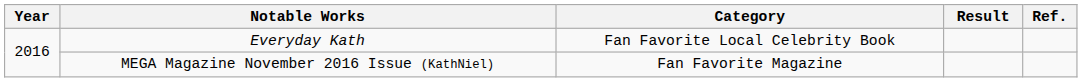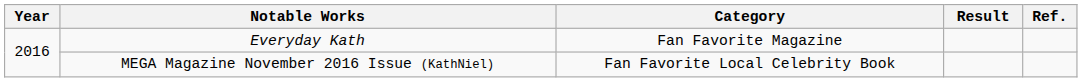(750, 40) Fan Favorite Local Celebrity Book -> (750, 40) Fan Favorite Magazine
(750, 64) Fan Favorite Magazine -> (750, 64) Fan Favorite Local Celebrity Book
